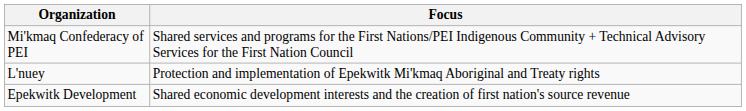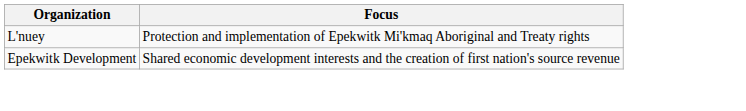- row: (76, 44)
